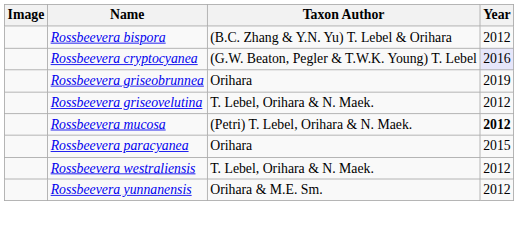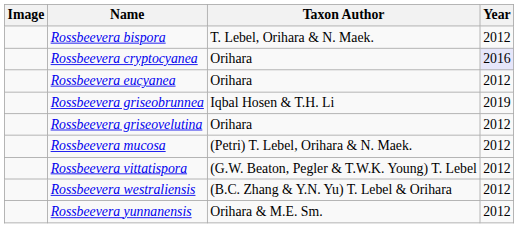(331, 37) (B.C. Zhang & Y.N. Yu) T. Lebel & Orihara -> (292, 37) T. Lebel, Orihara & N. Maek.
(344, 59) (G.W. Beaton, Pegler & T.W.K. Young) T. Lebel -> (231, 59) Orihara
+ row: (113, 80)
(231, 80) Orihara -> (272, 102) Iqbal Hosen & T.H. Li
(292, 102) T. Lebel, Orihara & N. Maek. -> (231, 124) Orihara
(497, 124) bold -> (497, 146) normal
- row: (120, 146)
+ row: (119, 168)
(292, 168) T. Lebel, Orihara & N. Maek. -> (331, 189) (B.C. Zhang & Y.N. Yu) T. Lebel & Orihara
